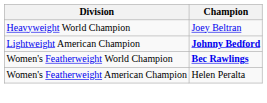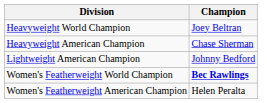+ row: (75, 43)
(226, 43) bold -> (223, 59) normal
